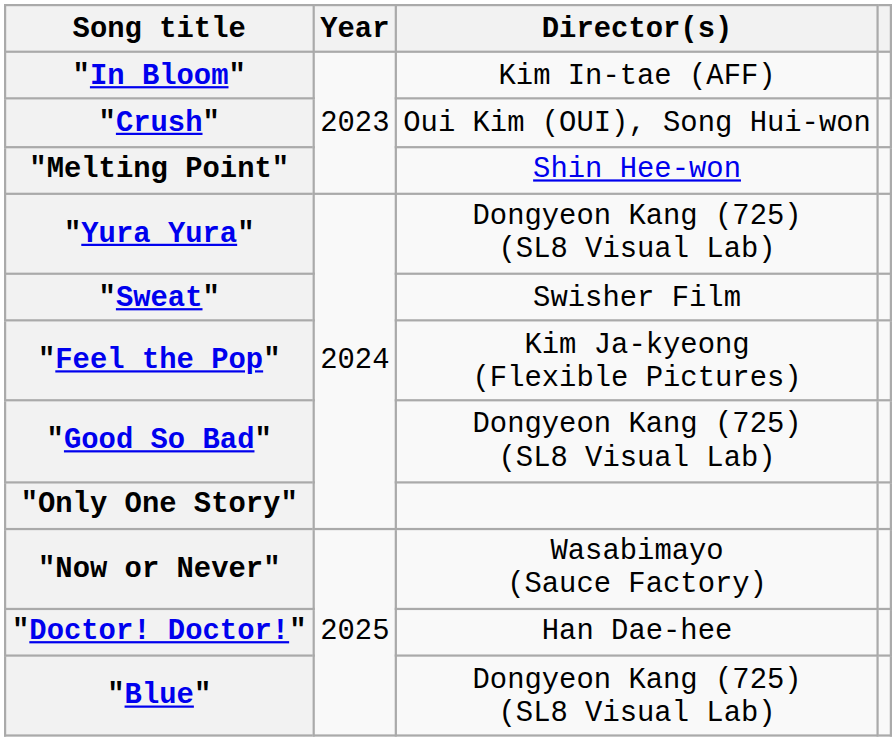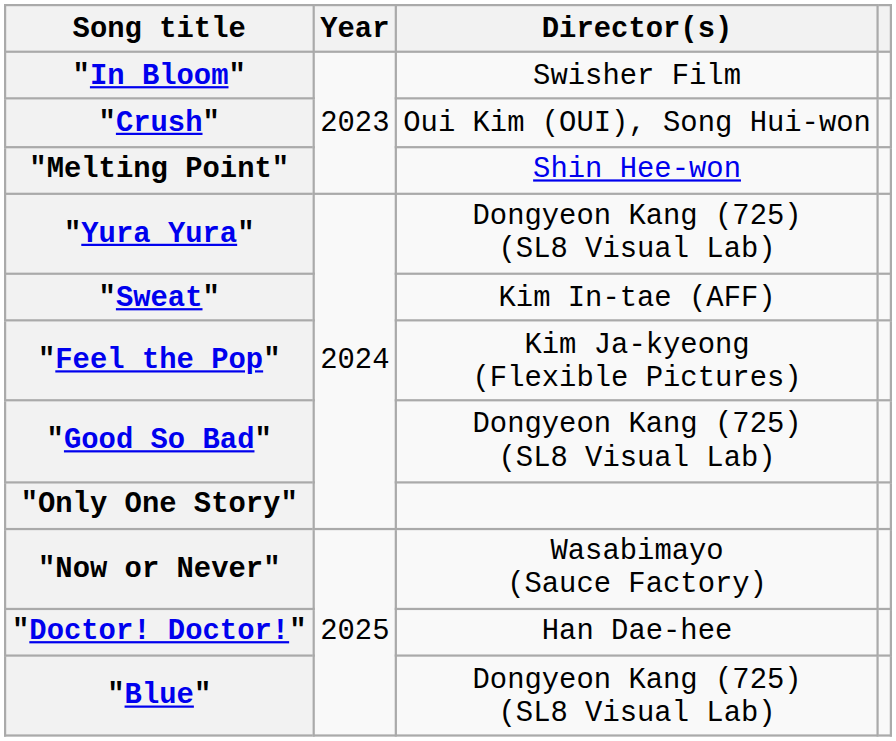(637, 76) Kim In-tae (AFF) -> (637, 76) Swisher Film
(637, 297) Swisher Film -> (637, 297) Kim In-tae (AFF)
